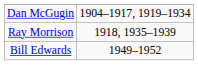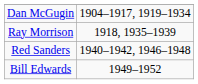+ row: (41, 50)
